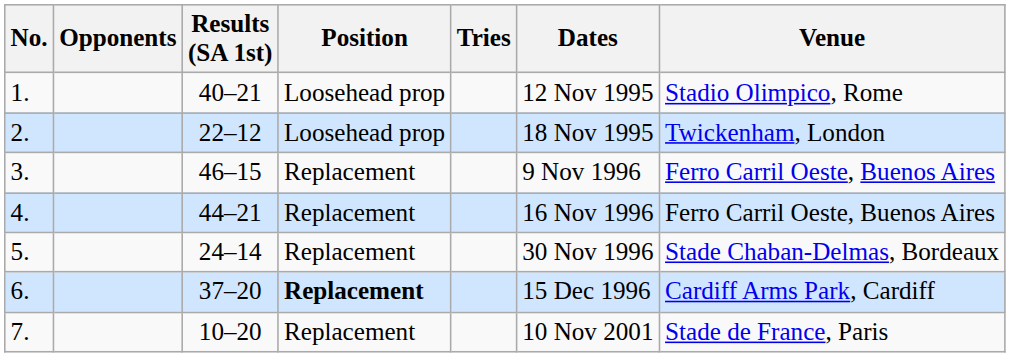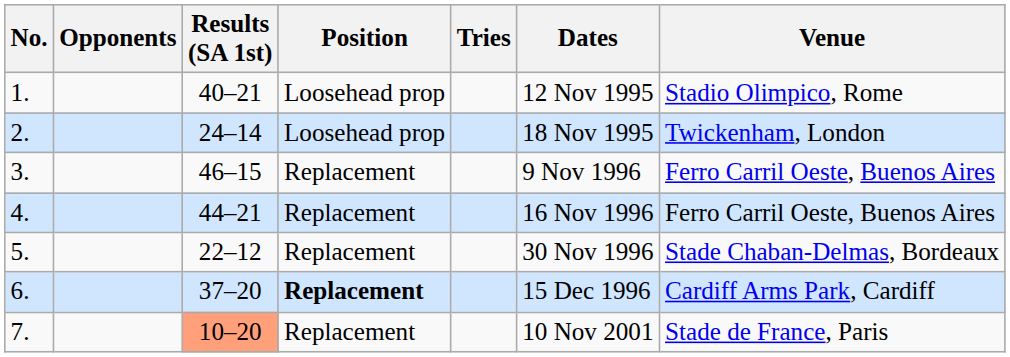(230, 132) 22–12 -> (230, 132) 24–14
(230, 251) 24–14 -> (230, 251) 22–12
(230, 331) no background -> (230, 331) lightsalmon background
